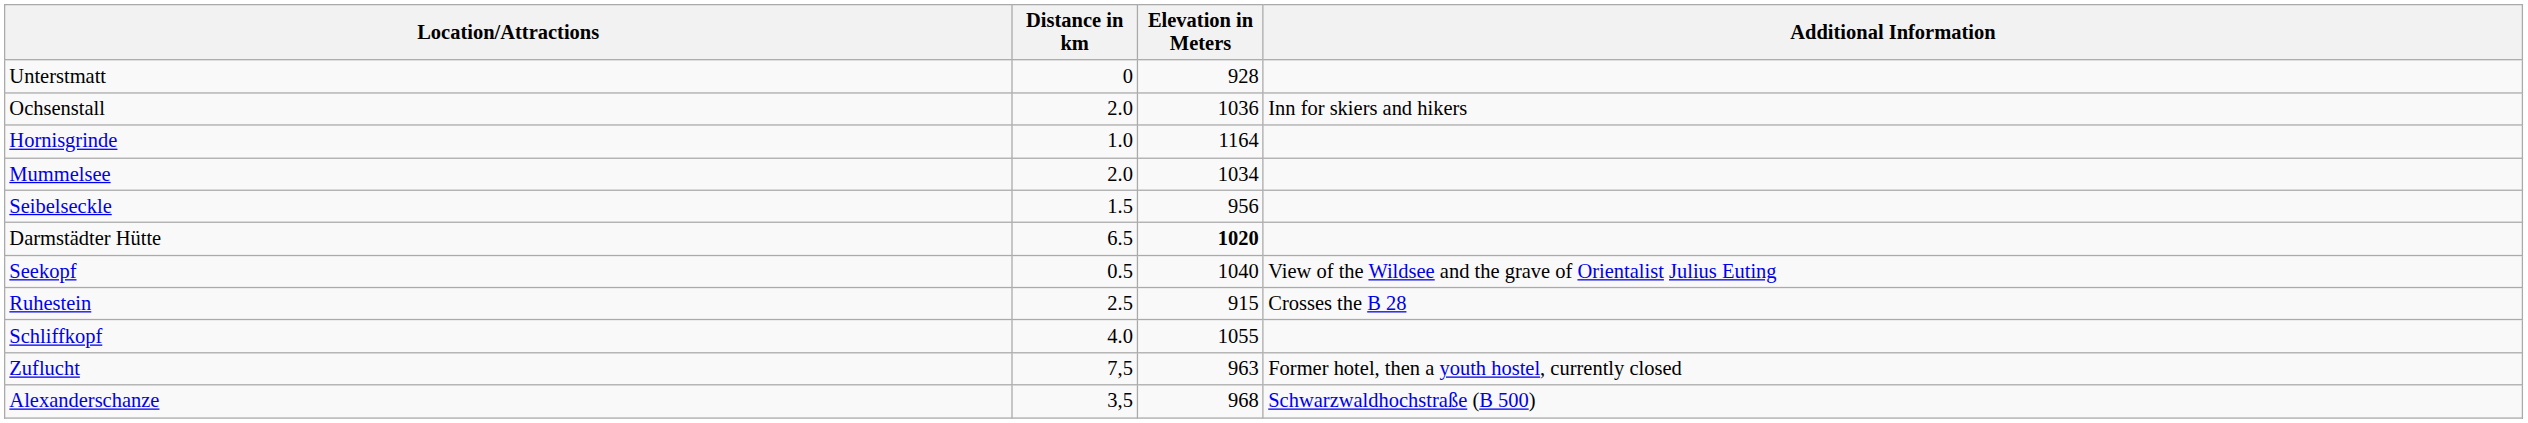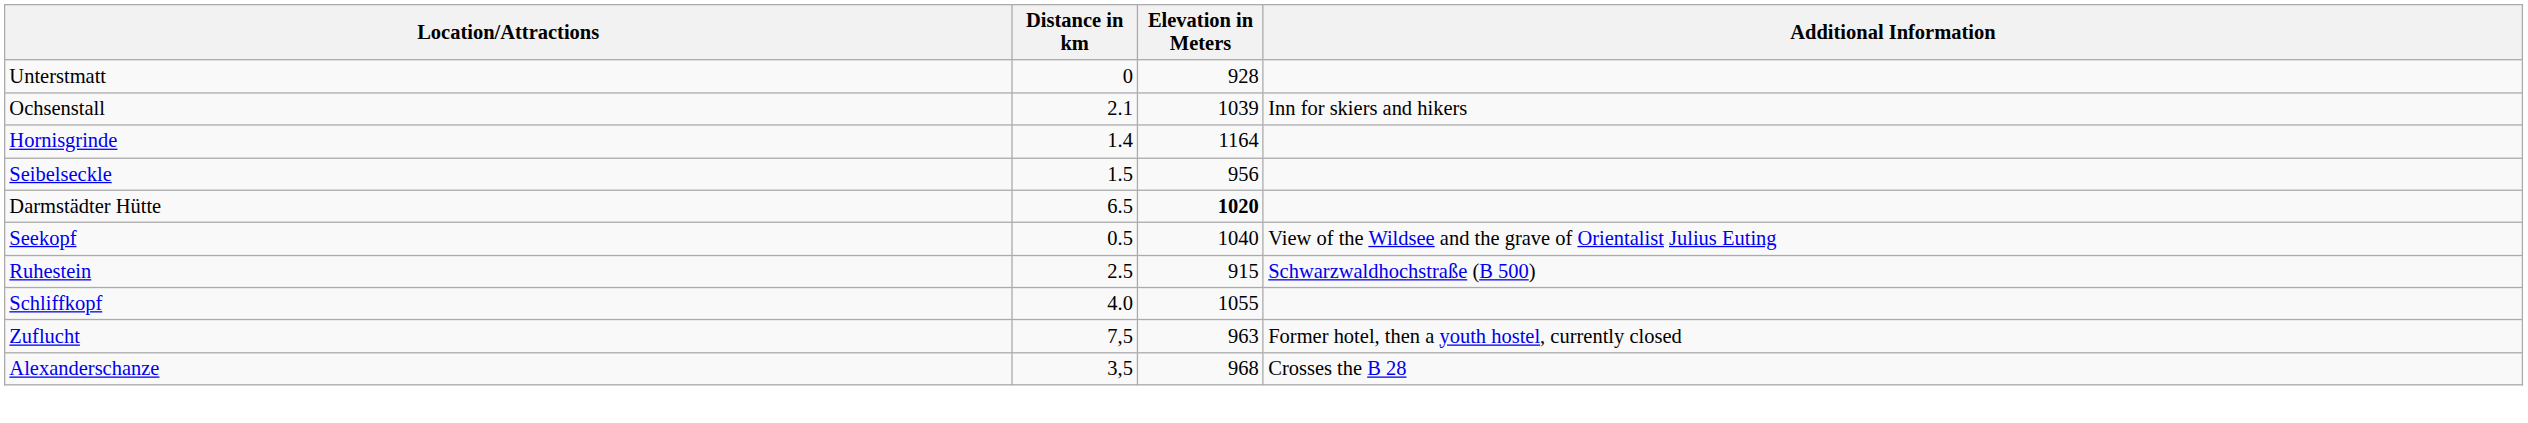(1120, 108) 2.0 -> (1120, 108) 2.1
(1238, 108) 1036 -> (1238, 108) 1039
(1120, 141) 1.0 -> (1120, 141) 1.4
- row: (60, 173)
(1337, 303) Crosses the B 28 -> (1402, 271) Schwarzwaldhochstraße (B 500)
(1402, 401) Schwarzwaldhochstraße (B 500) -> (1337, 368) Crosses the B 28
